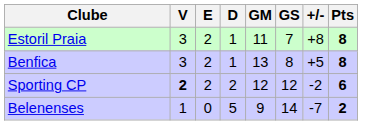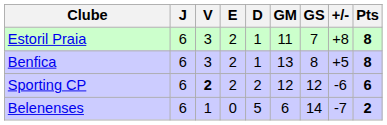+ column: (183, 16)
(316, 85) -2 -> (340, 85) -6
(260, 108) 9 -> (285, 108) 6
